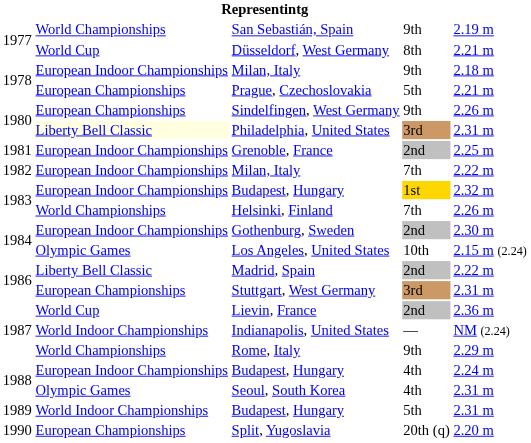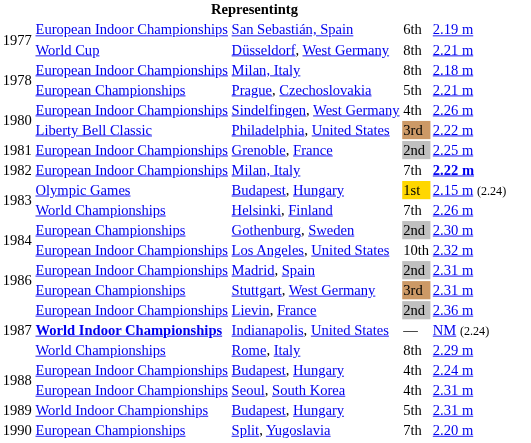(101, 29) World Championships -> (132, 29) European Indoor Championships
(413, 29) 9th -> (413, 29) 6th
(413, 70) 9th -> (413, 70) 8th
(111, 110) European Championships -> (132, 110) European Indoor Championships
(413, 110) 9th -> (413, 110) 4th
(94, 130) lightyellow background -> (94, 130) no background
(474, 130) 2.31 m -> (453, 130) 2.22 m
(474, 170) normal -> (453, 170) bold
(132, 190) European Indoor Championships -> (83, 190) Olympic Games
(474, 190) 2.32 m -> (469, 190) 2.15 m (2.24)
(132, 230) European Indoor Championships -> (111, 230) European Championships
(83, 250) Olympic Games -> (132, 250) European Indoor Championships
(490, 250) 2.15 m (2.24) -> (453, 250) 2.32 m
(94, 270) Liberty Bell Classic -> (132, 270) European Indoor Championships
(474, 270) 2.22 m -> (453, 270) 2.31 m
(67, 310) World Cup -> (132, 310) European Indoor Championships
(122, 330) normal -> (129, 330) bold
(413, 350) 9th -> (413, 350) 8th
(83, 390) Olympic Games -> (132, 390) European Indoor Championships
(427, 430) 20th (q) -> (413, 430) 7th
